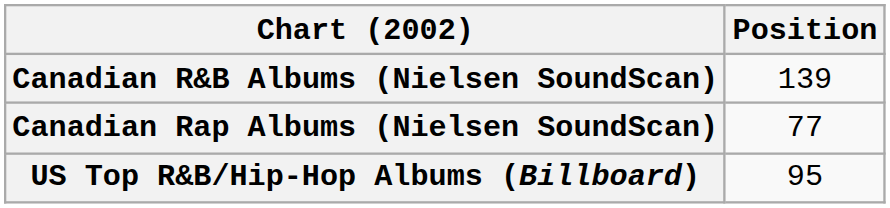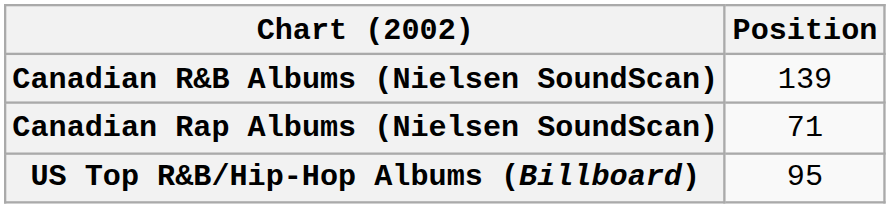(805, 128) 77 -> (805, 128) 71
